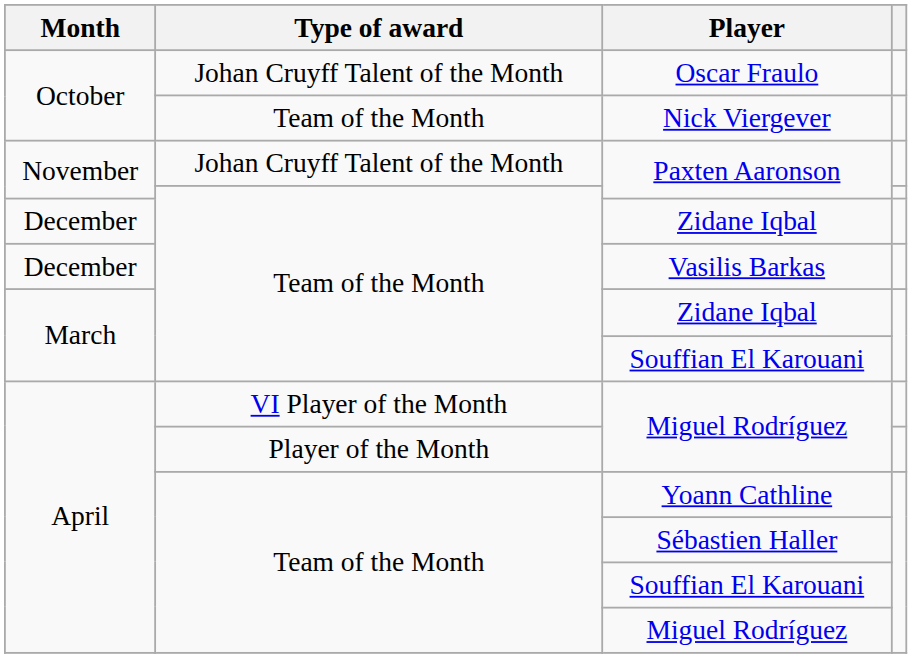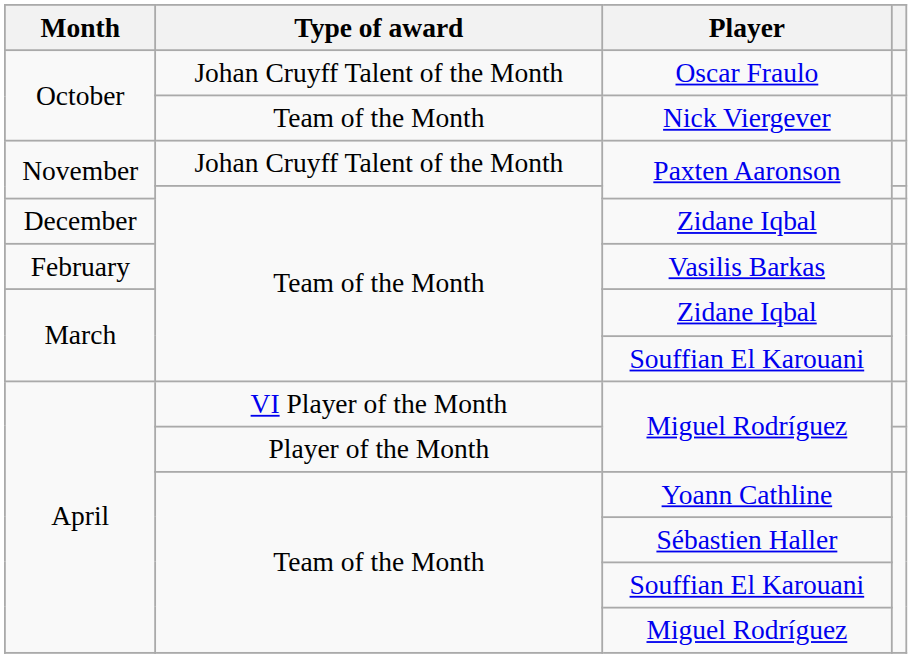(80, 266) December -> (80, 266) February
